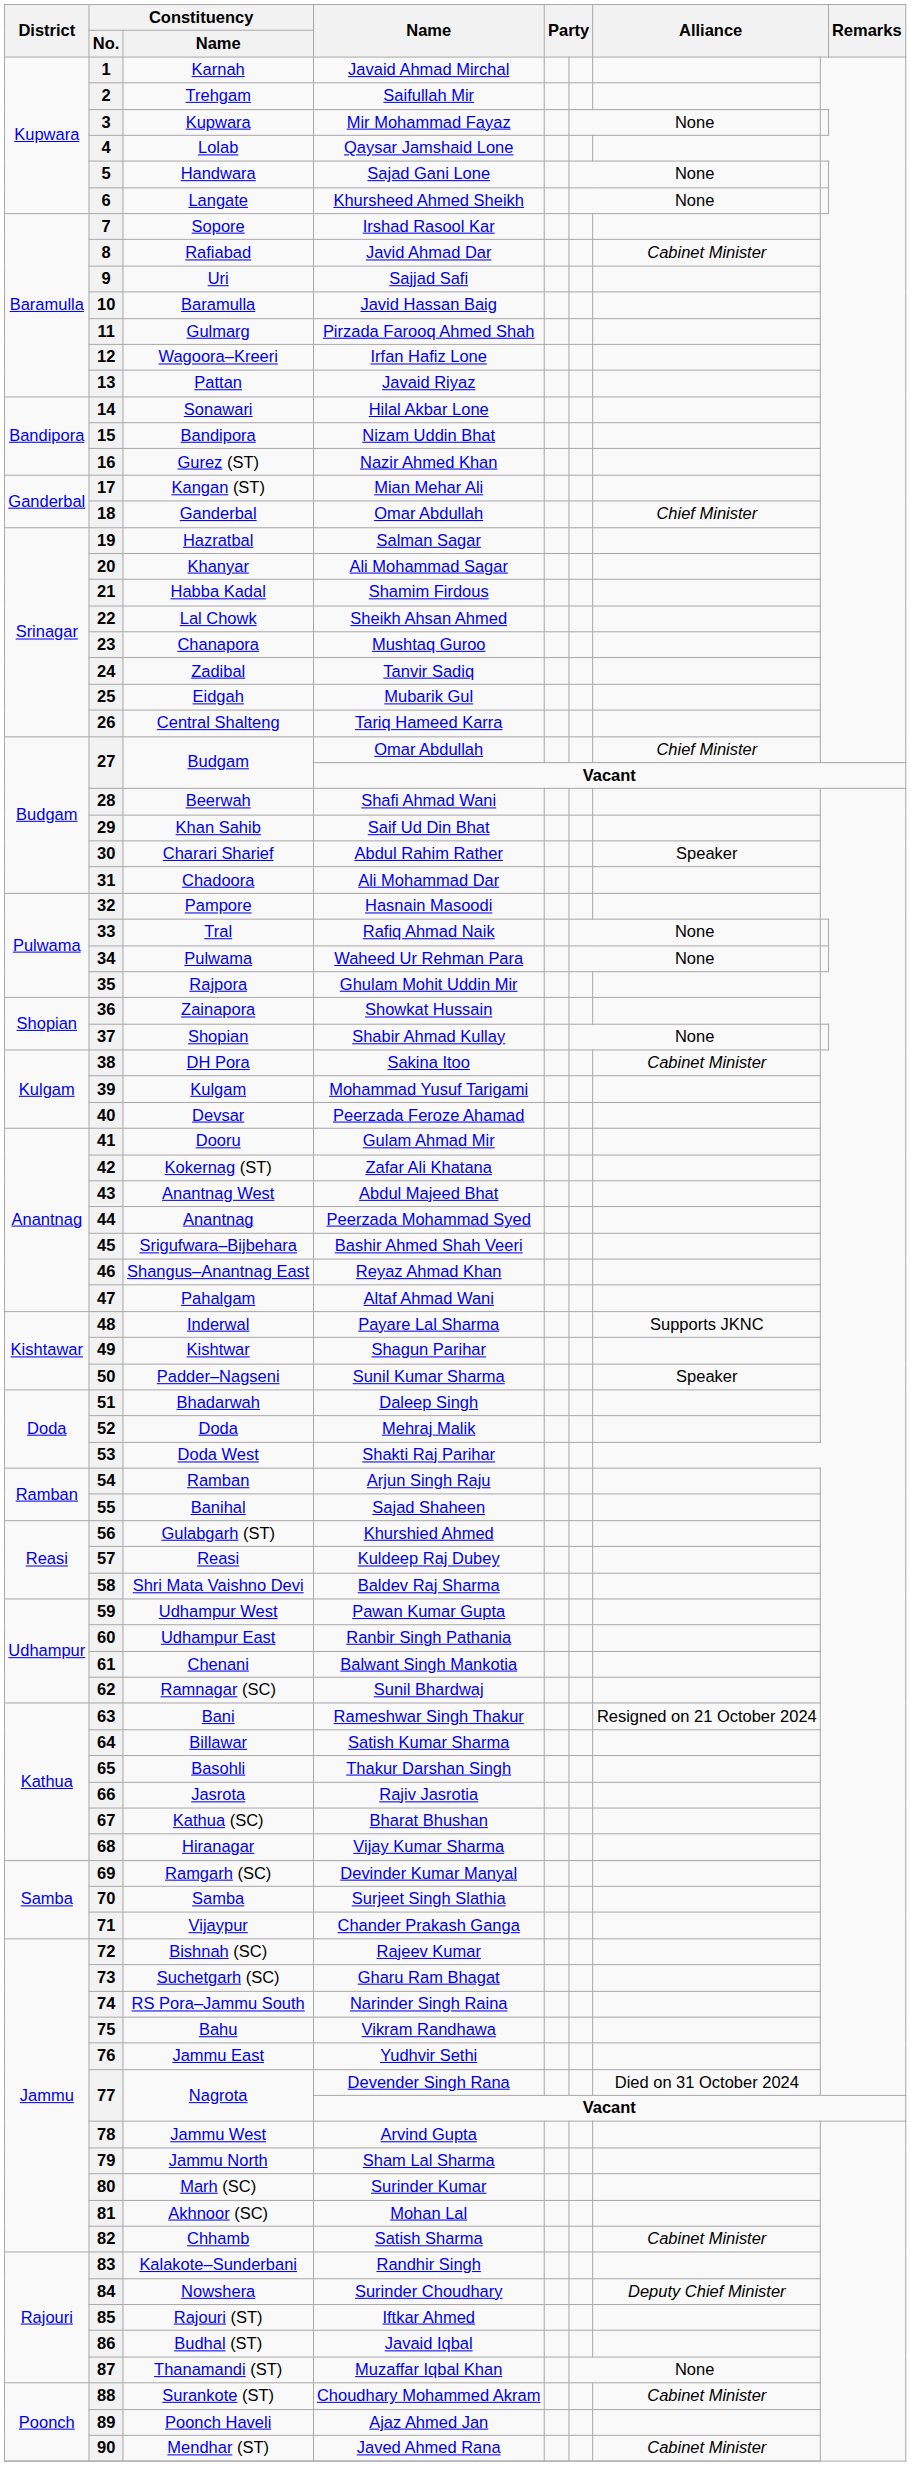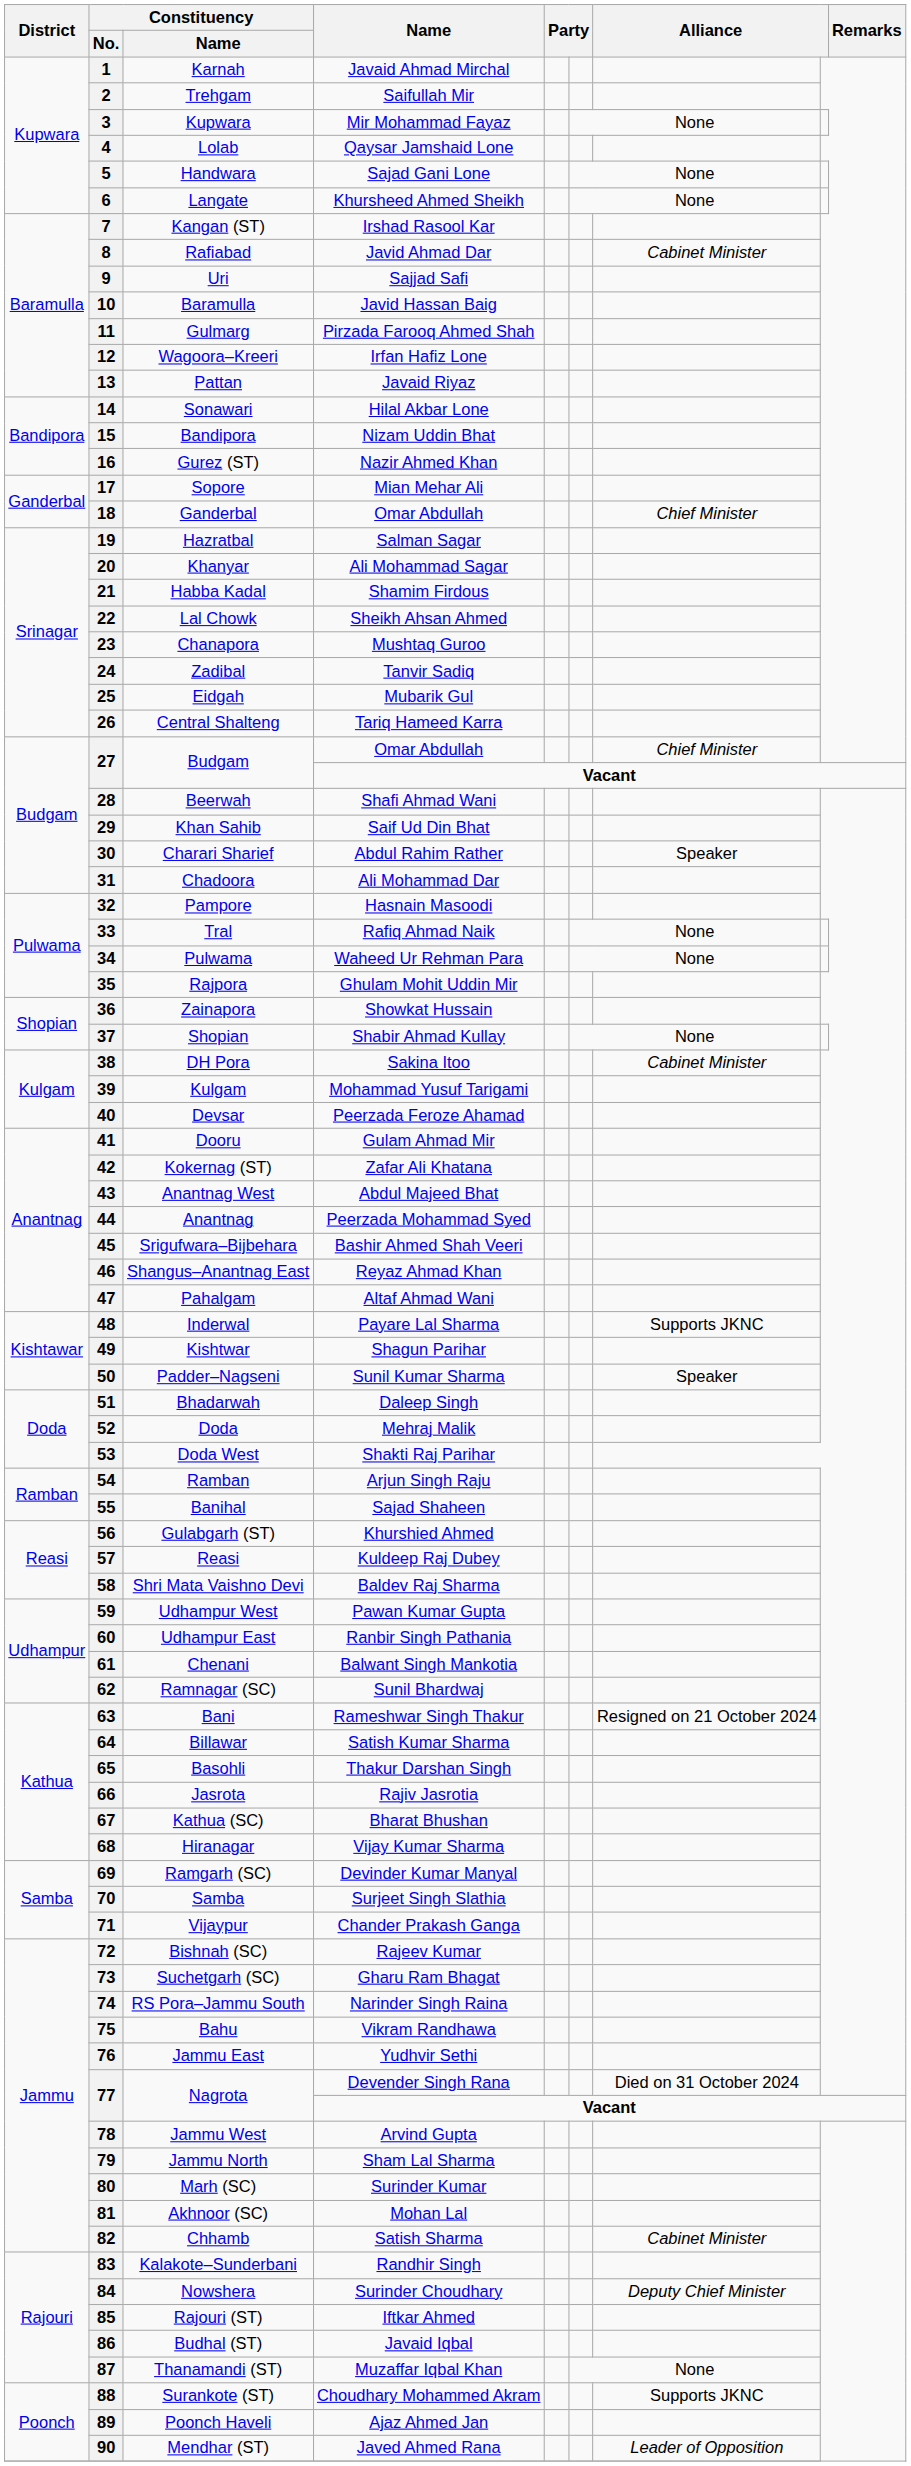(218, 226) Sopore -> (218, 226) Kangan (ST)
(218, 488) Kangan (ST) -> (218, 488) Sopore
(707, 2395) Cabinet Minister -> (707, 2395) Supports JKNC
(707, 2448) Cabinet Minister -> (707, 2448) Leader of Opposition
